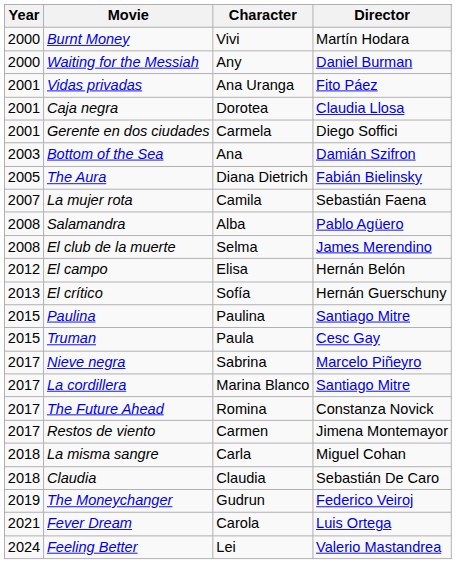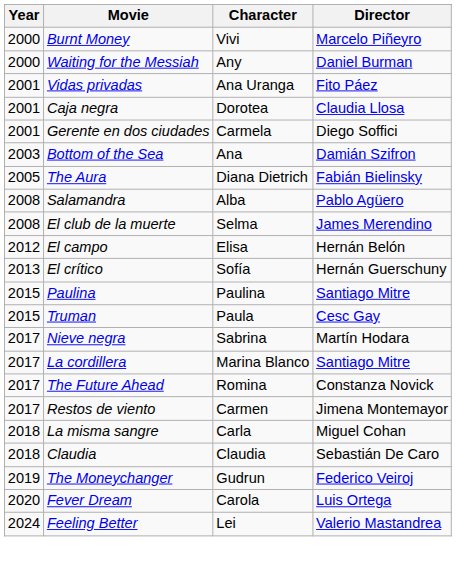(363, 39) Martín Hodara -> (369, 39) Marcelo Piñeyro
- row: (90, 200)
(369, 362) Marcelo Piñeyro -> (363, 339) Martín Hodara
(24, 524) 2021 -> (24, 500) 2020
